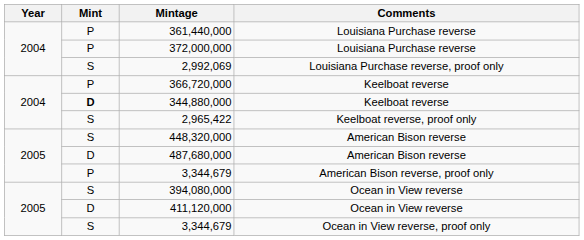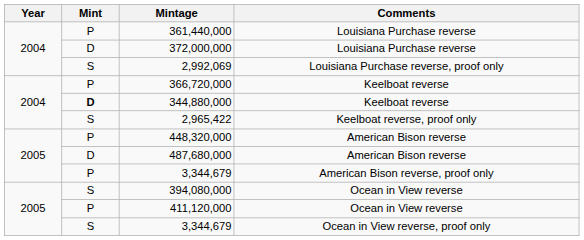(90, 48) P -> (90, 48) D
(90, 137) S -> (90, 137) P
(90, 208) D -> (90, 208) P
